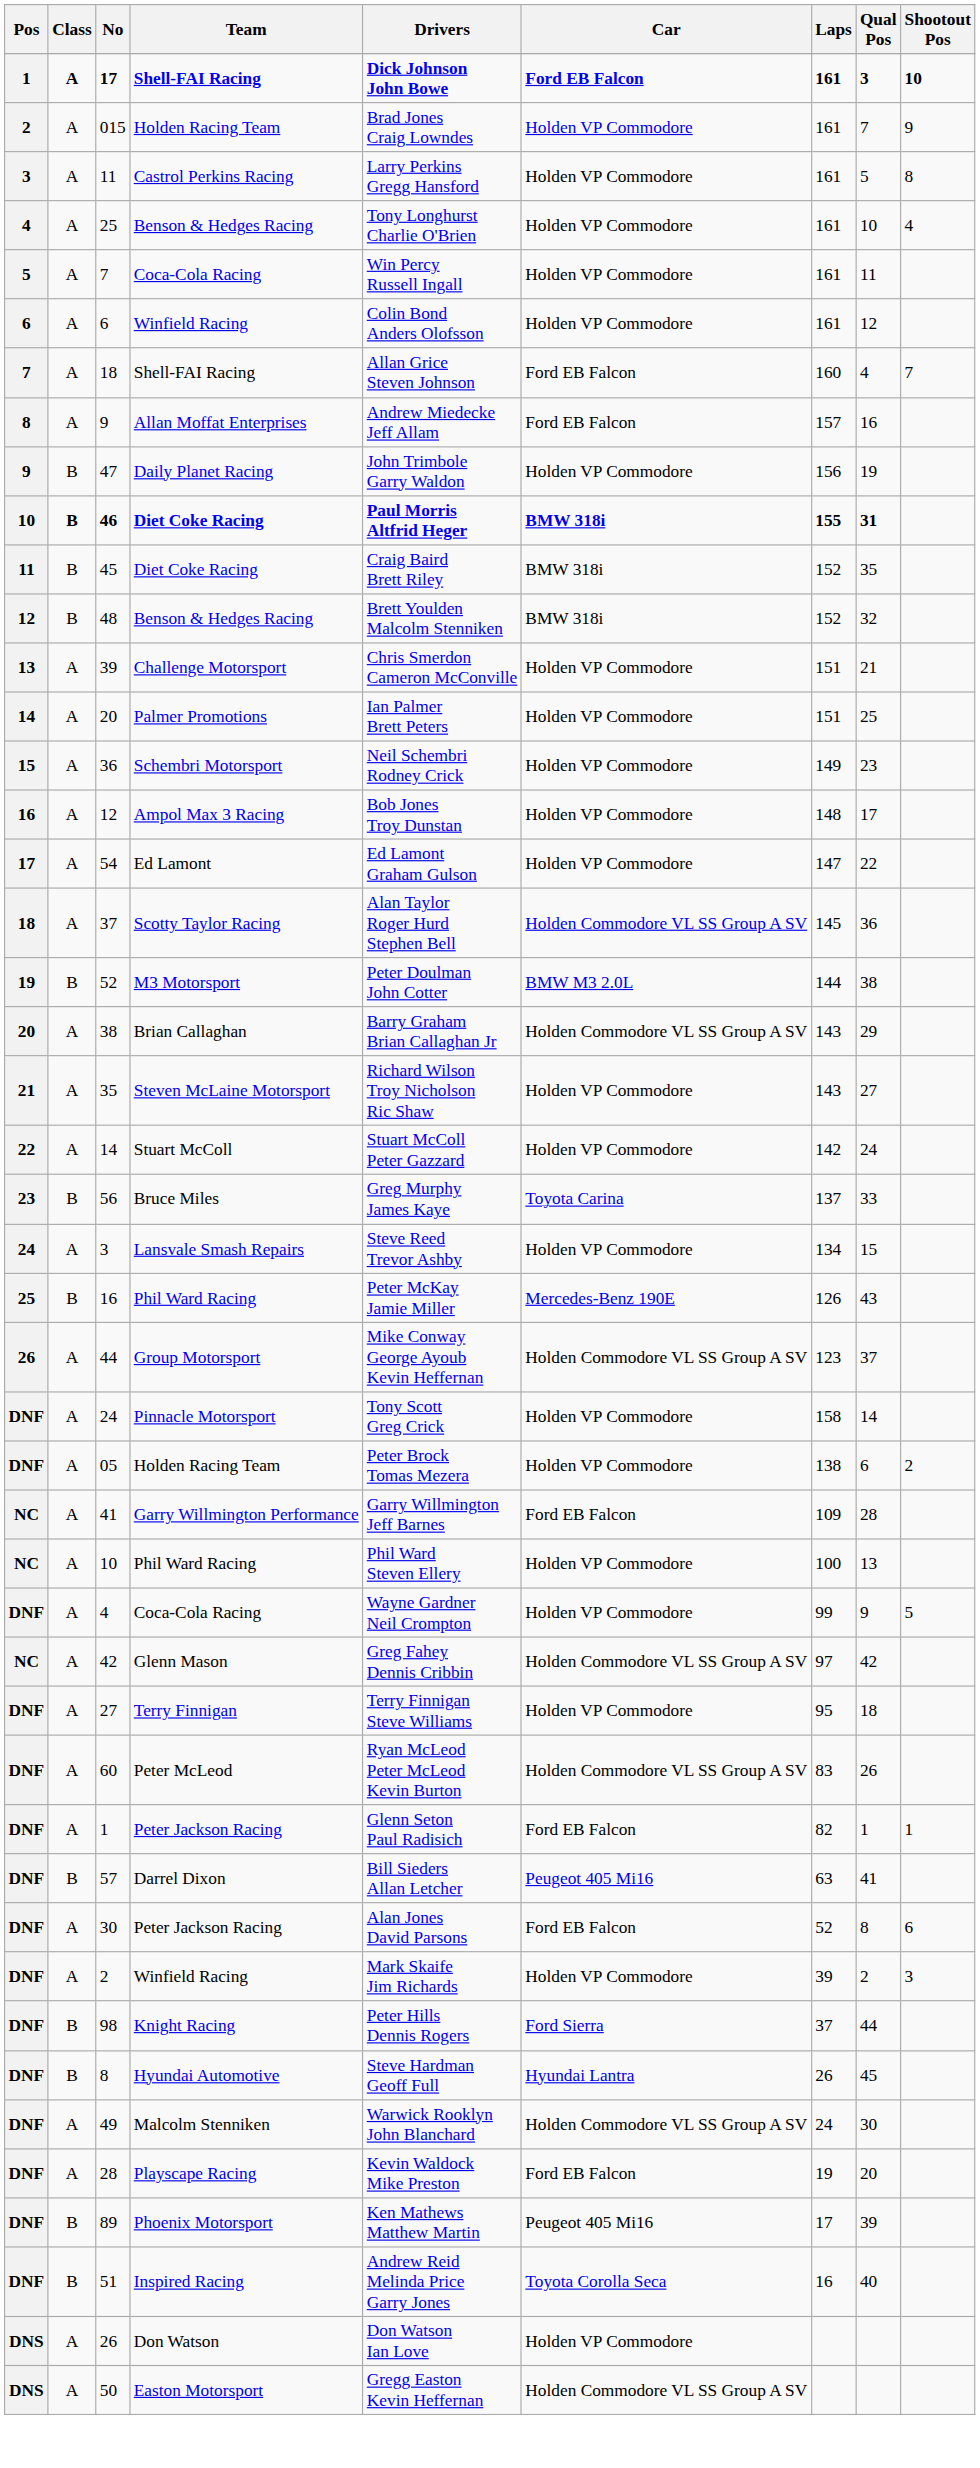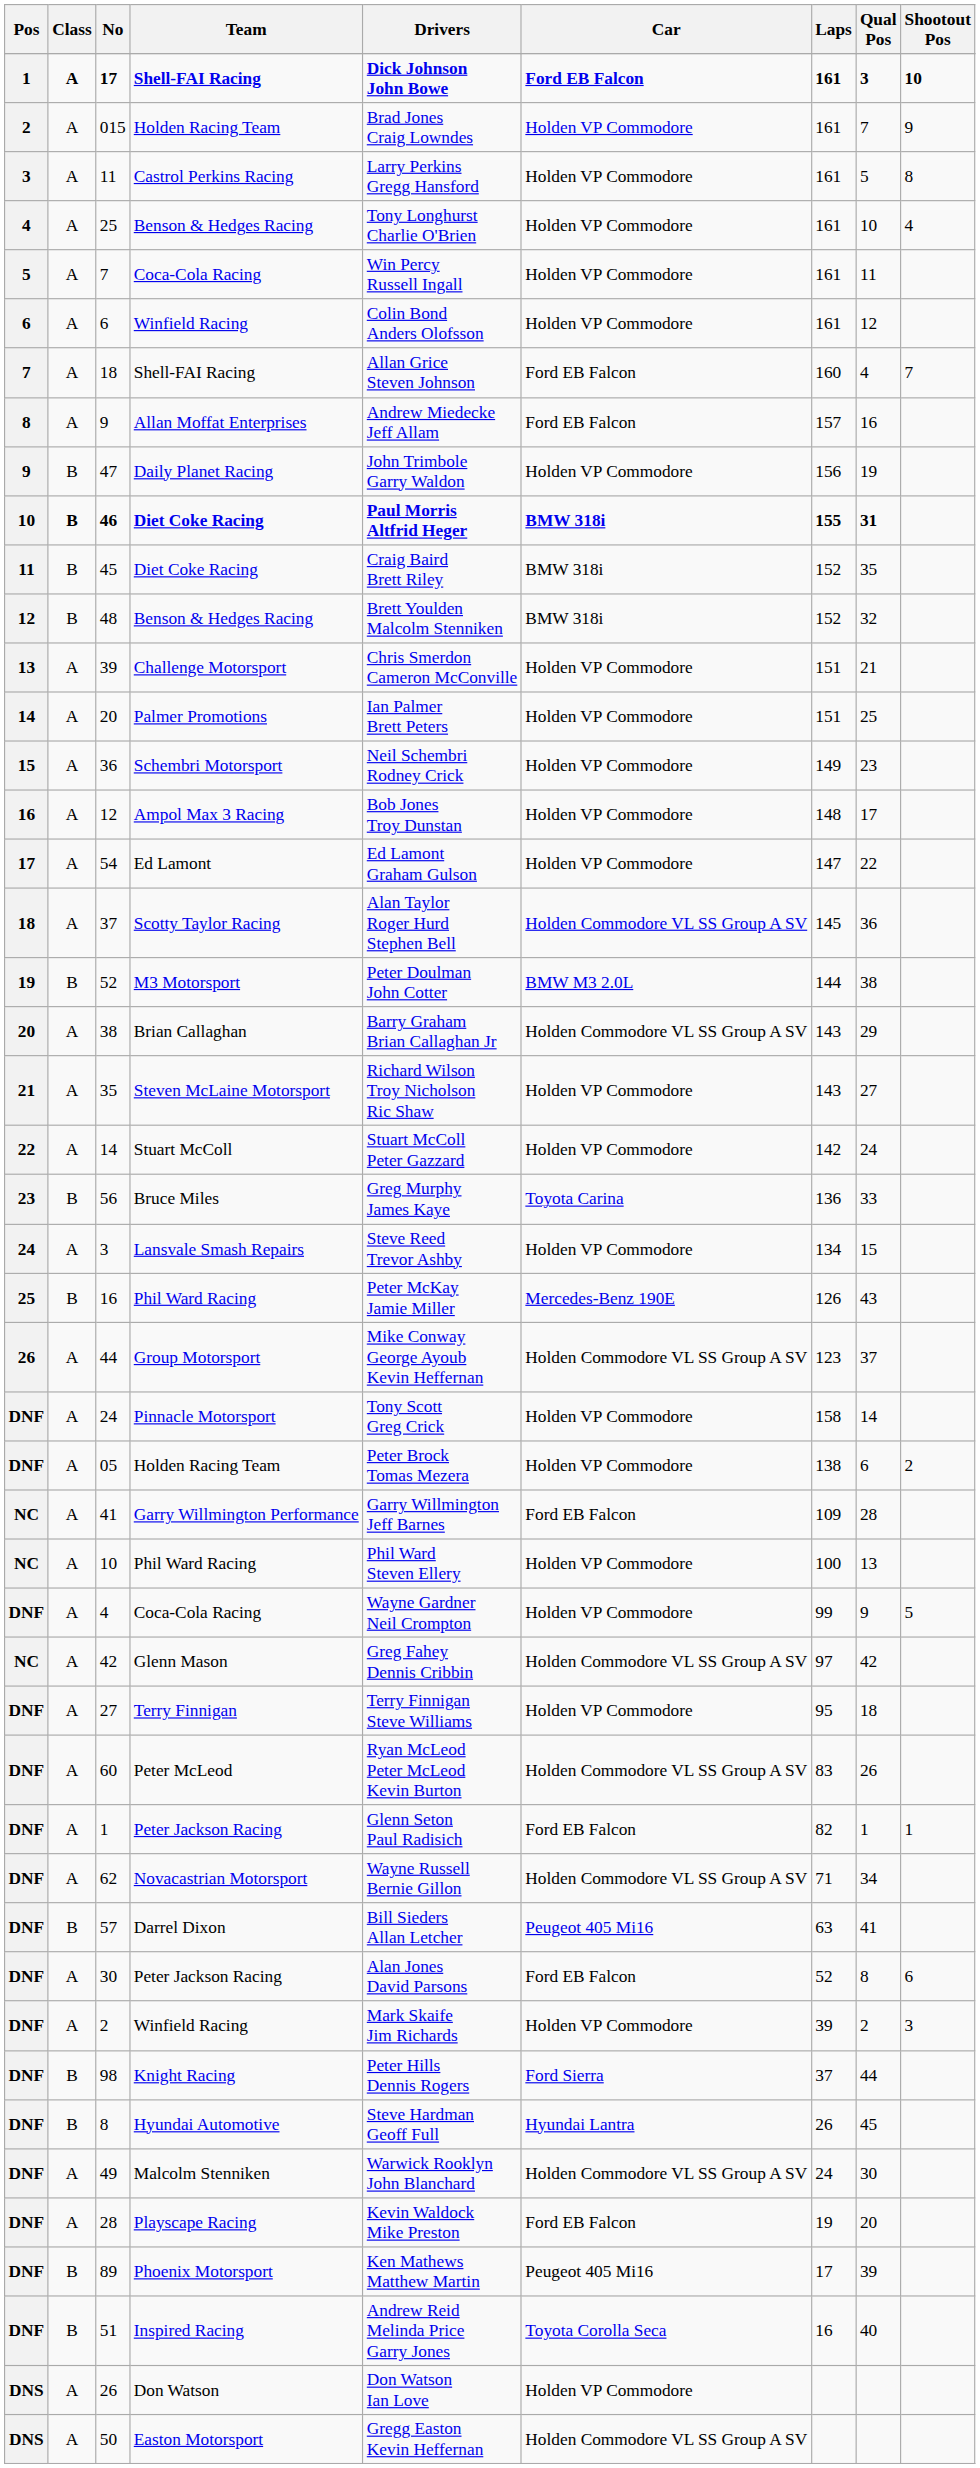(828, 1199) 137 -> (828, 1199) 136
+ row: (108, 1878)
